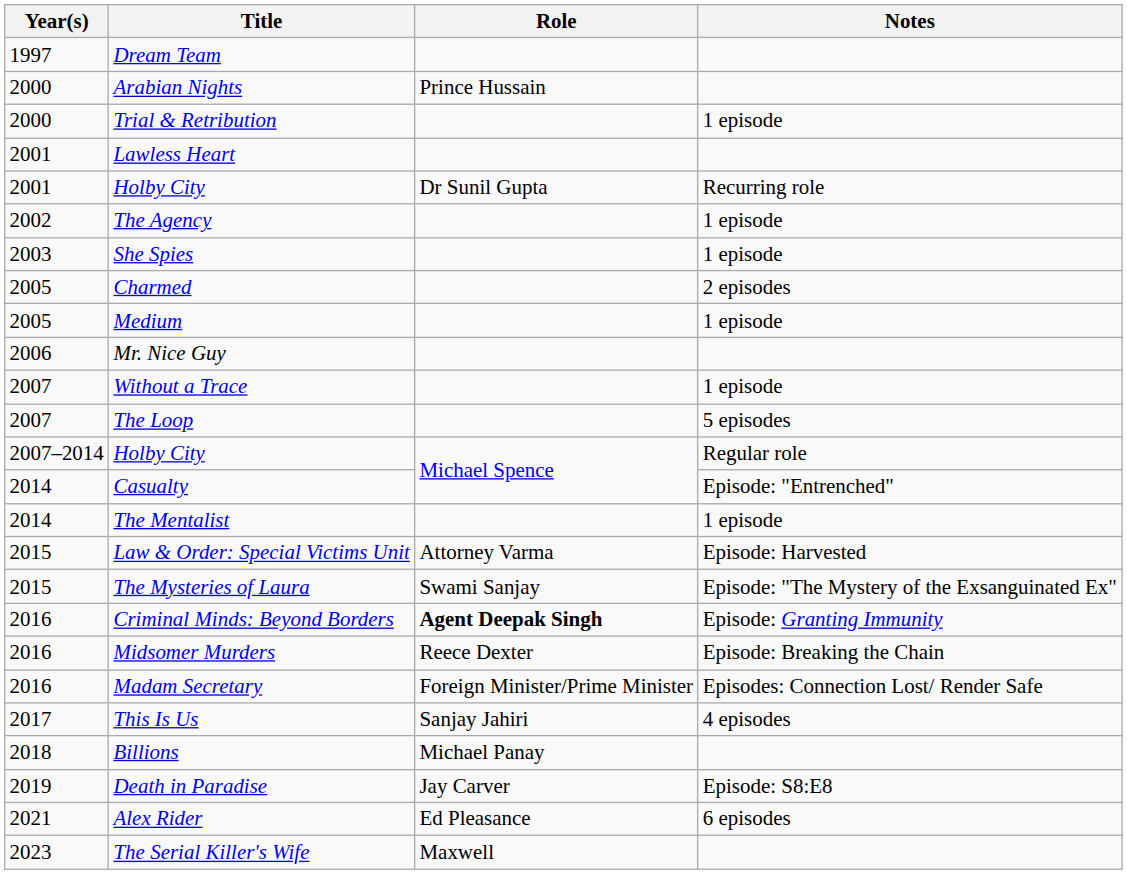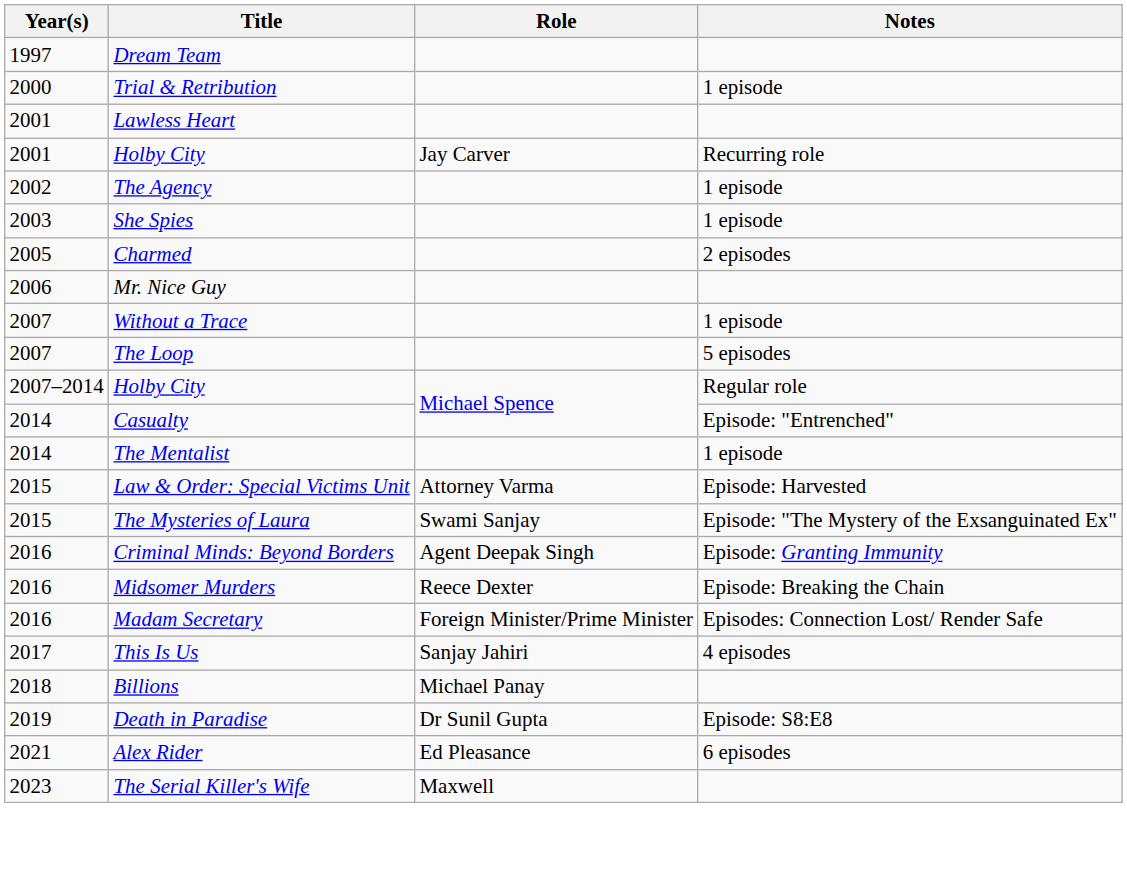- row: (30, 87)
(484, 187) Dr Sunil Gupta -> (465, 154) Jay Carver
- row: (30, 320)
(511, 619) bold -> (507, 552) normal
(465, 785) Jay Carver -> (484, 719) Dr Sunil Gupta
